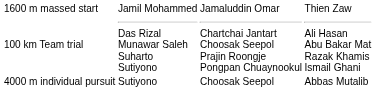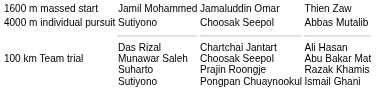rows swapped: (60, 81) <-> (44, 45)
